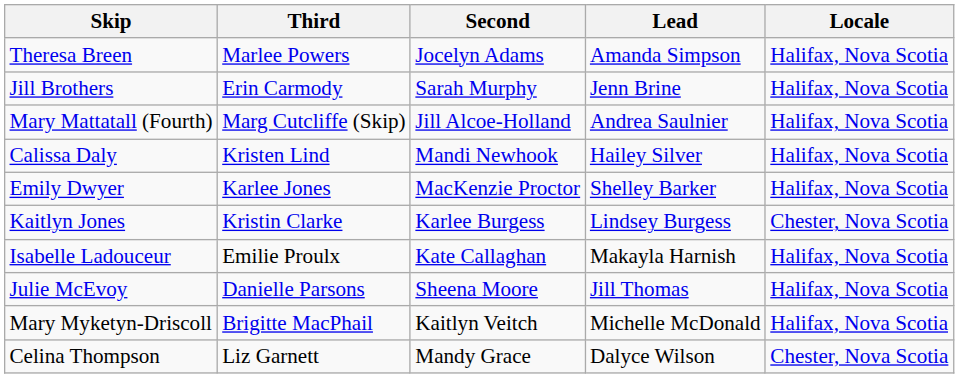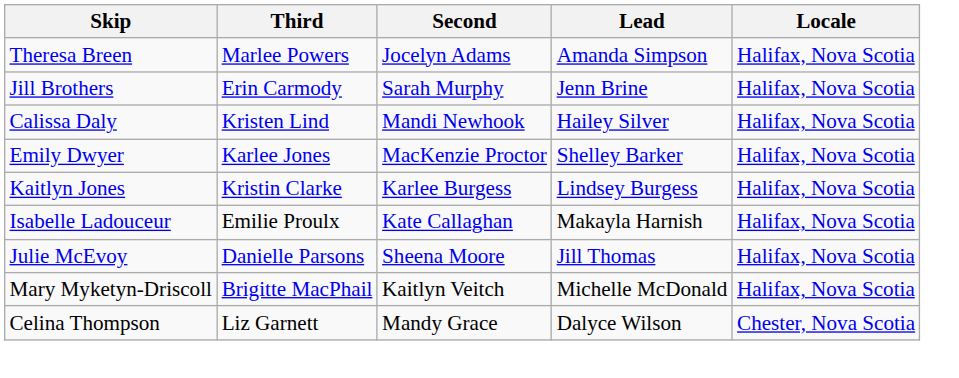- row: (111, 121)
(859, 222) Chester, Nova Scotia -> (826, 188) Halifax, Nova Scotia
